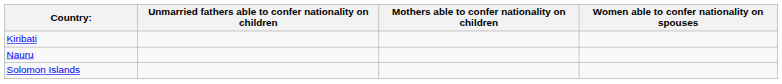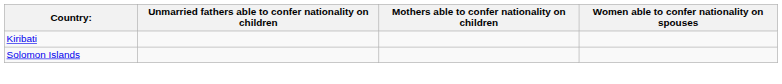- row: (20, 54)
